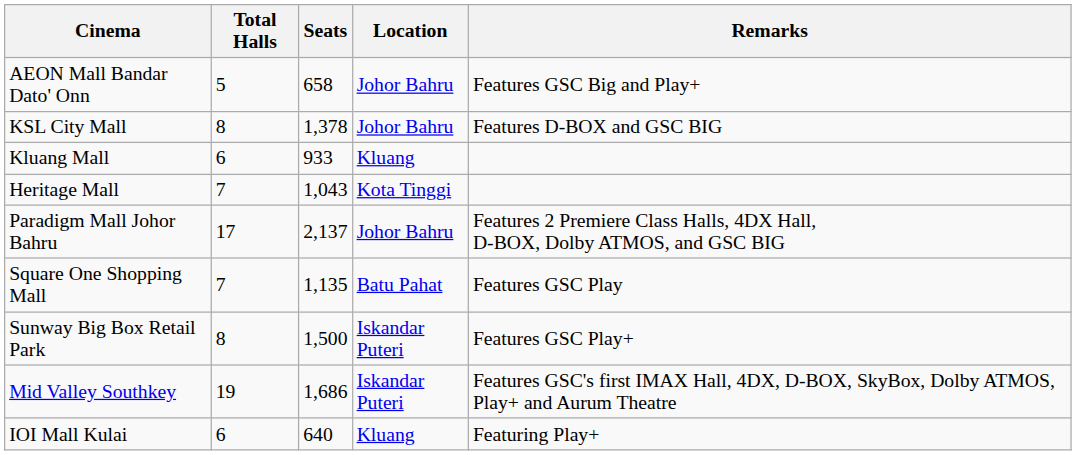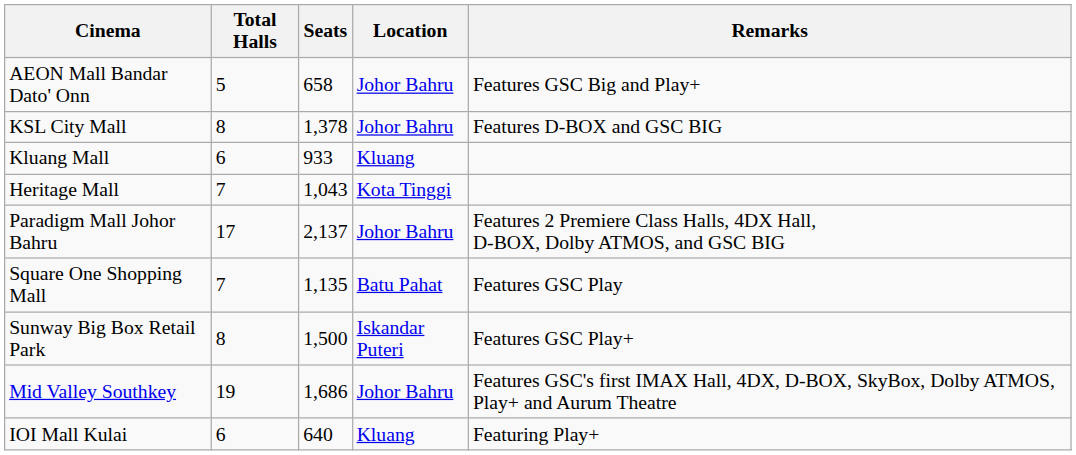(391, 391) Iskandar Puteri -> (405, 391) Johor Bahru
